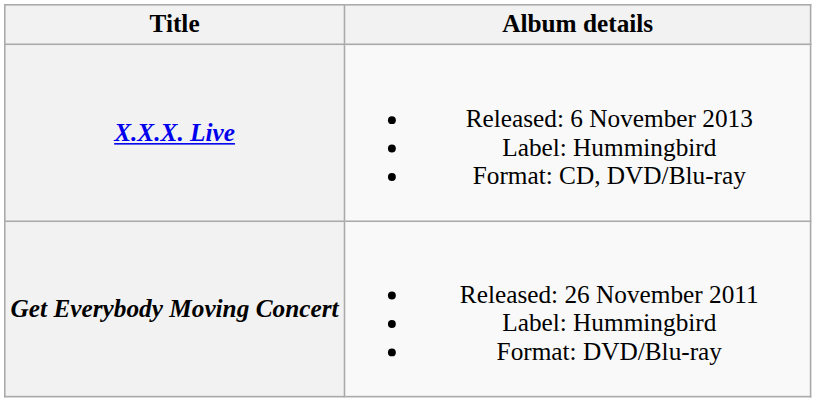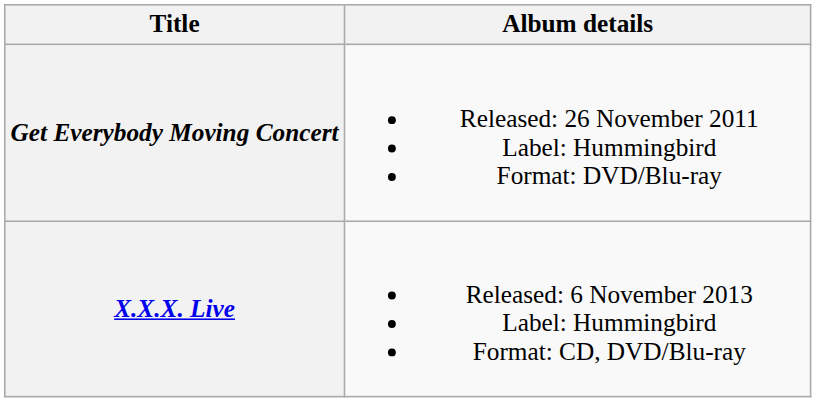rows swapped: (175, 308) <-> (175, 132)
